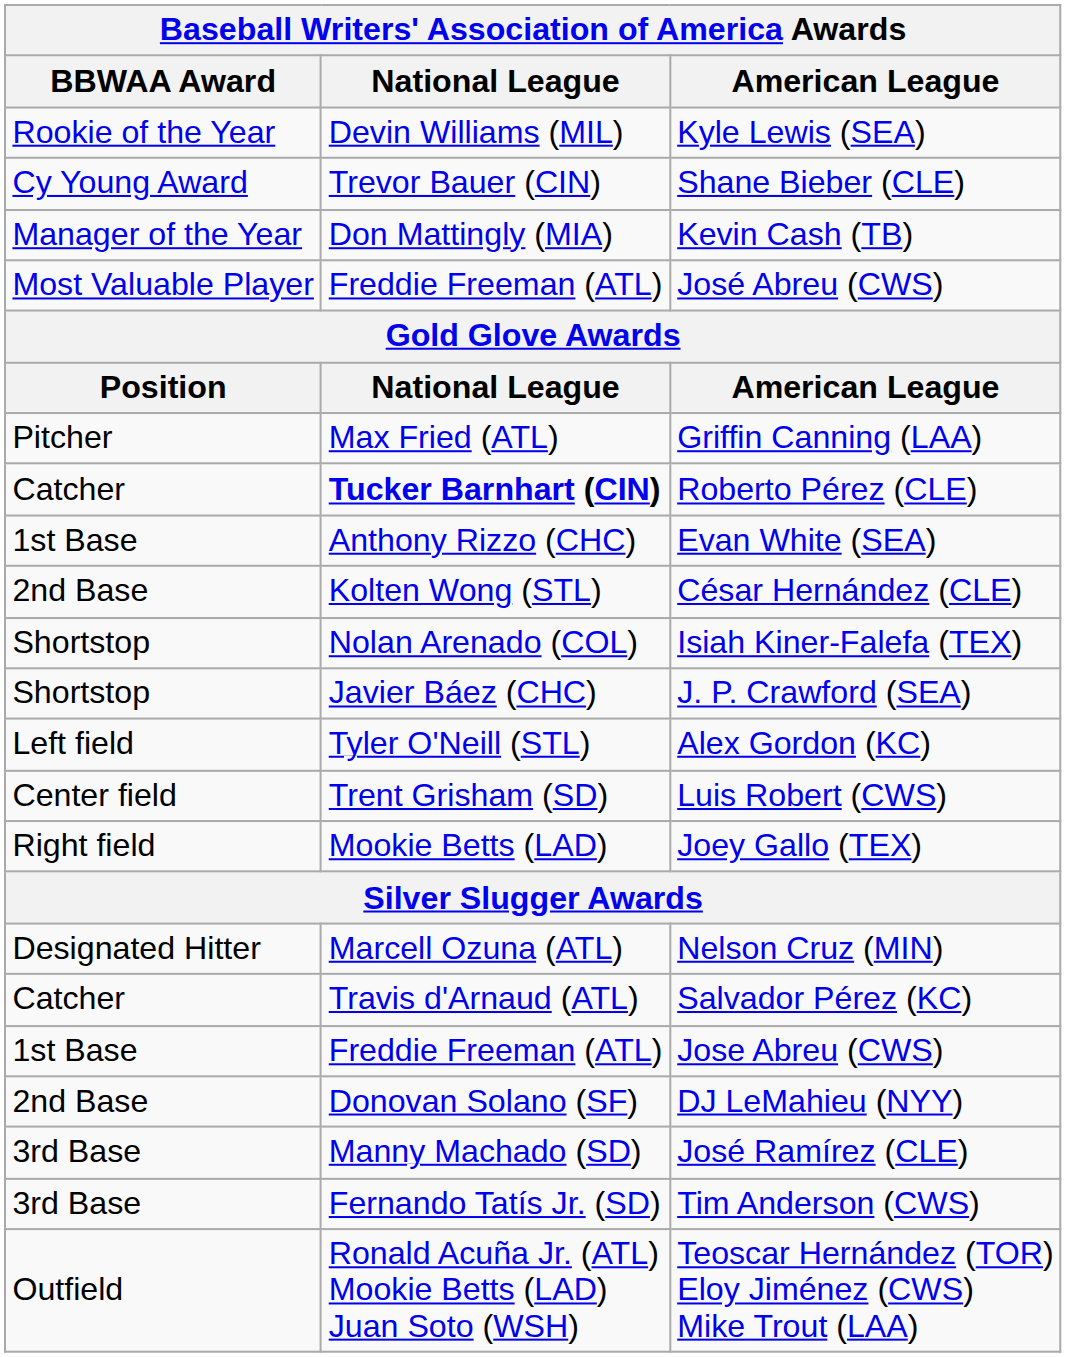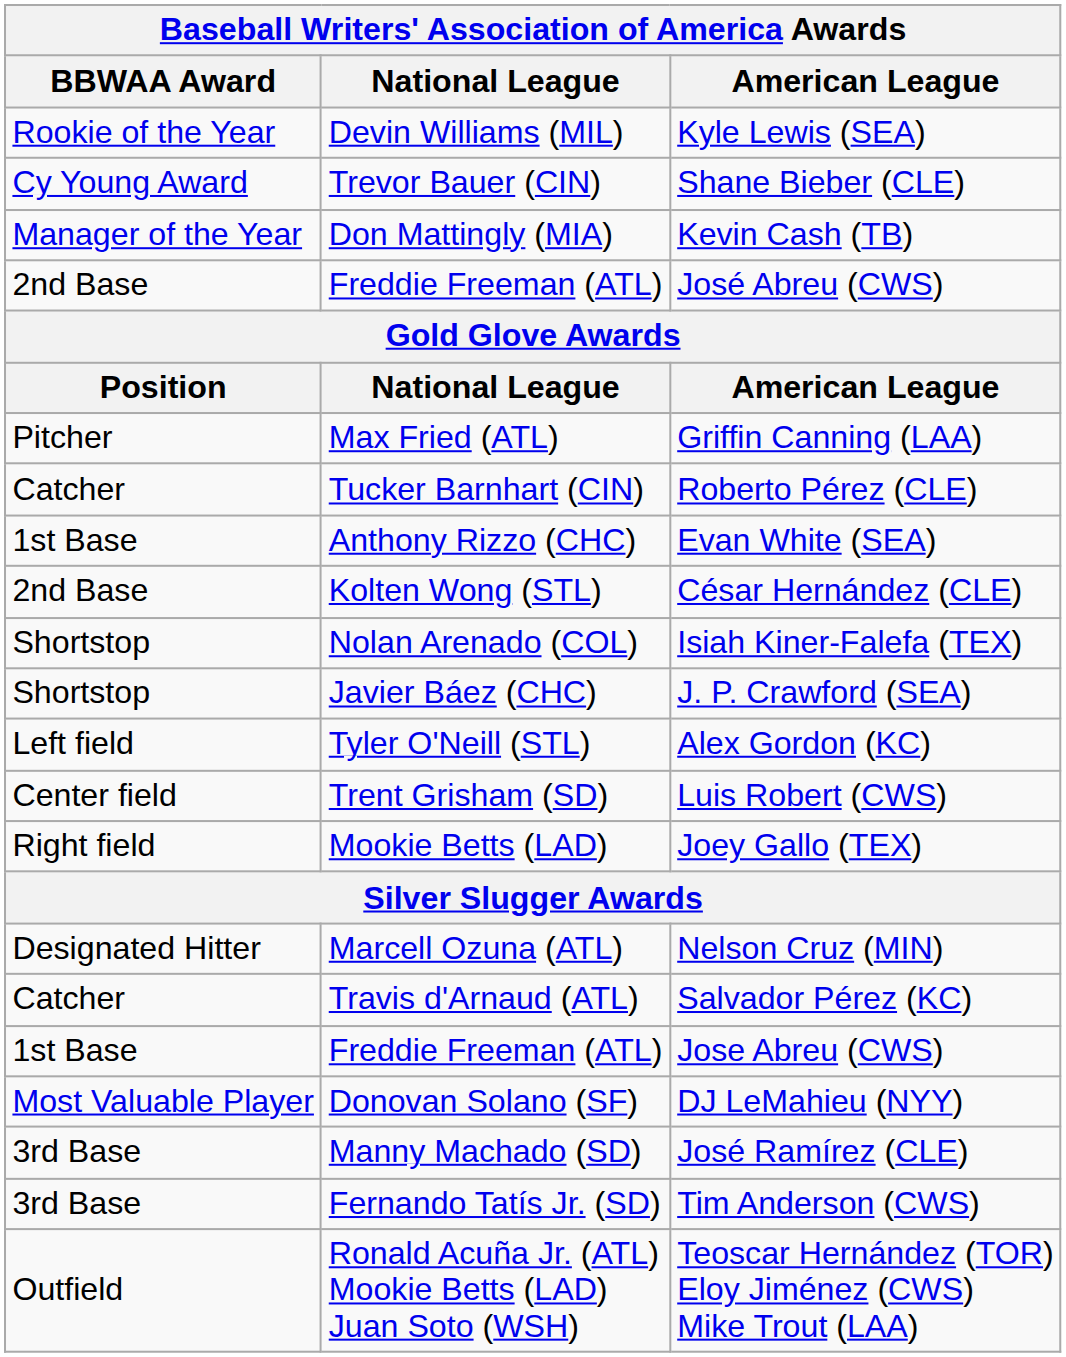(163, 285) Most Valuable Player -> (80, 285) 2nd Base
(495, 489) bold -> (486, 489) normal
(80, 1101) 2nd Base -> (163, 1101) Most Valuable Player
